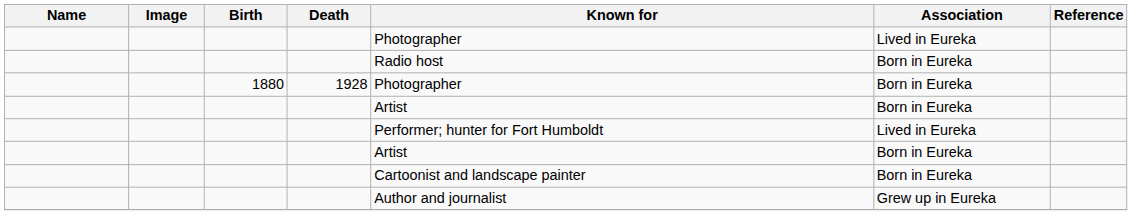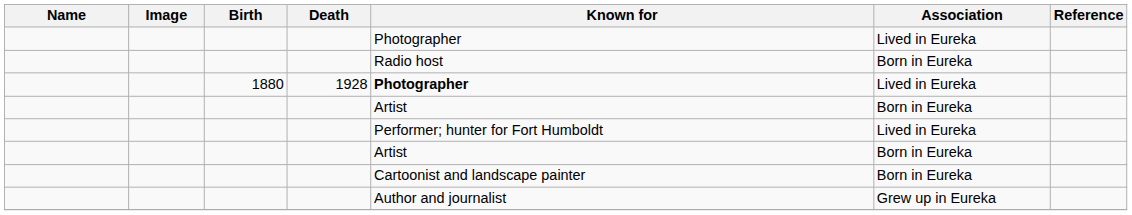(418, 84) normal -> (421, 84) bold
(924, 84) Born in Eureka -> (926, 84) Lived in Eureka
